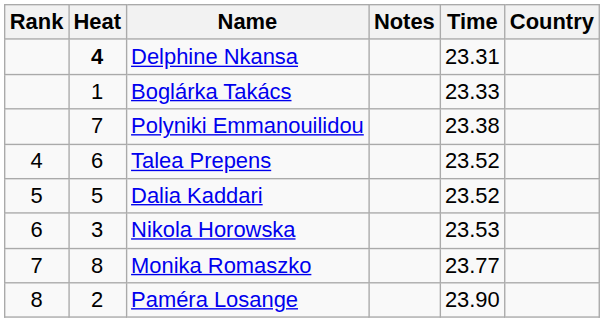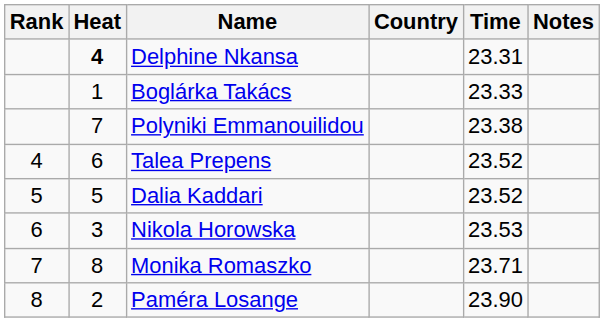columns swapped: (552, 21) <-> (404, 21)
(472, 265) 23.77 -> (495, 265) 23.71
